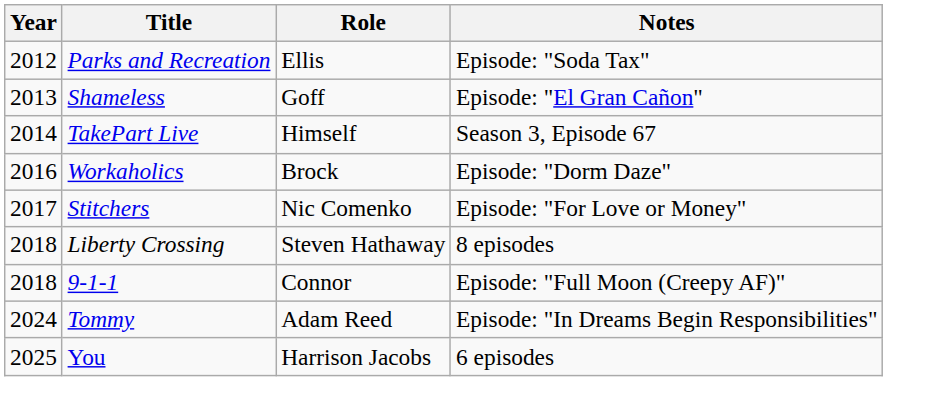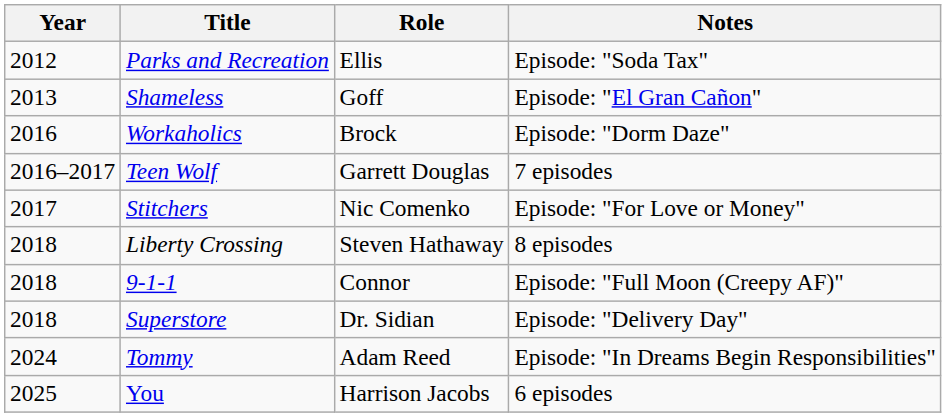- row: (133, 134)
+ row: (172, 171)
+ row: (176, 319)
